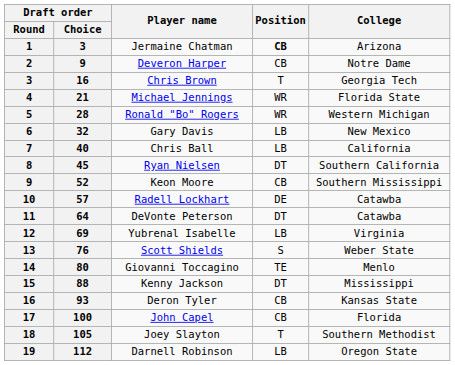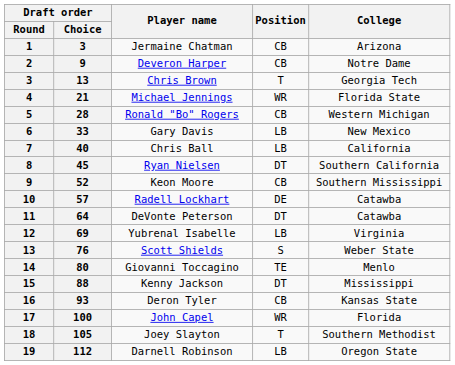(281, 47) bold -> (281, 47) normal
(83, 81) 16 -> (83, 81) 13
(281, 115) WR -> (281, 115) CB
(83, 132) 32 -> (83, 132) 33
(281, 318) CB -> (281, 318) WR
